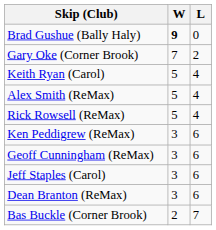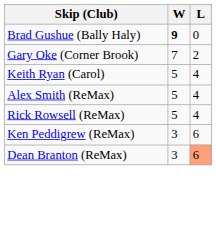- row: (81, 154)
- row: (56, 174)
(196, 194) no background -> (196, 154) lightsalmon background
- row: (77, 214)
